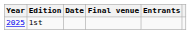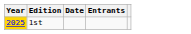- column: (113, 11)
(16, 23) no background -> (16, 23) gold background
